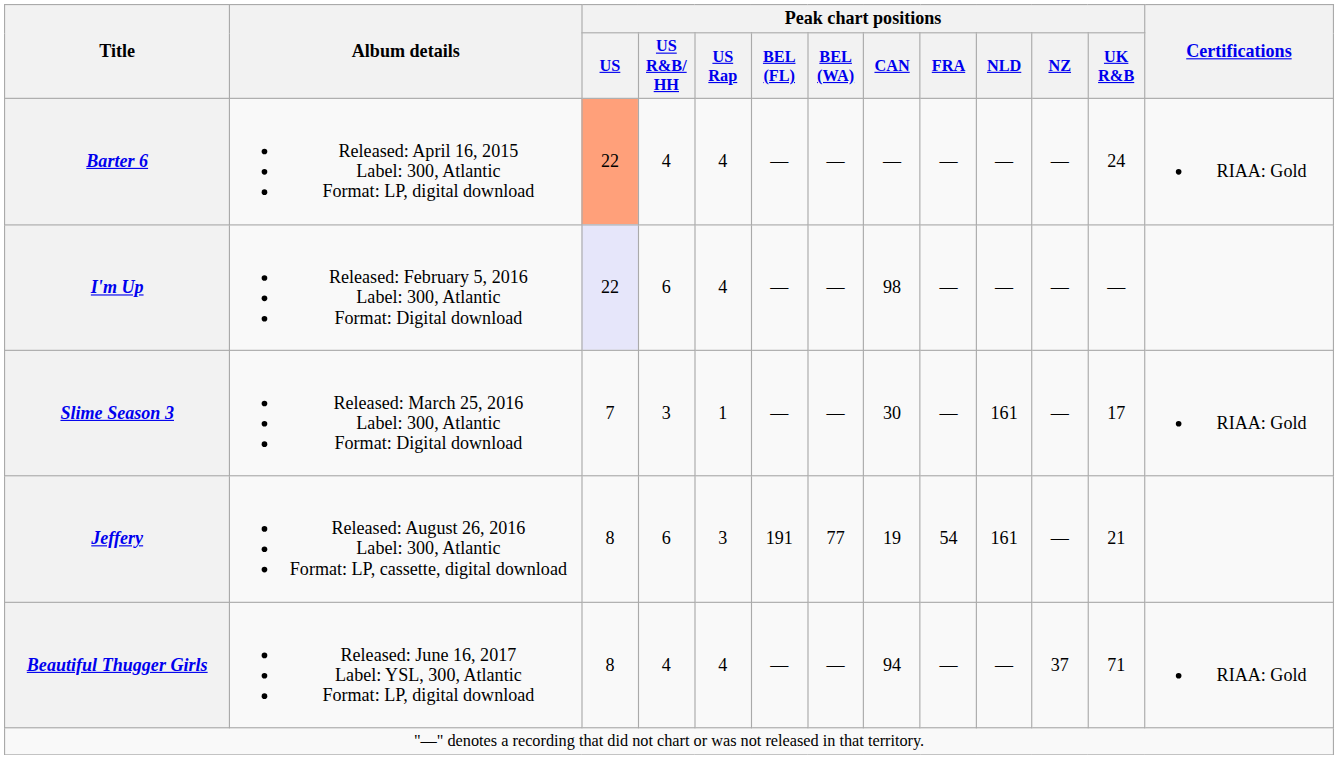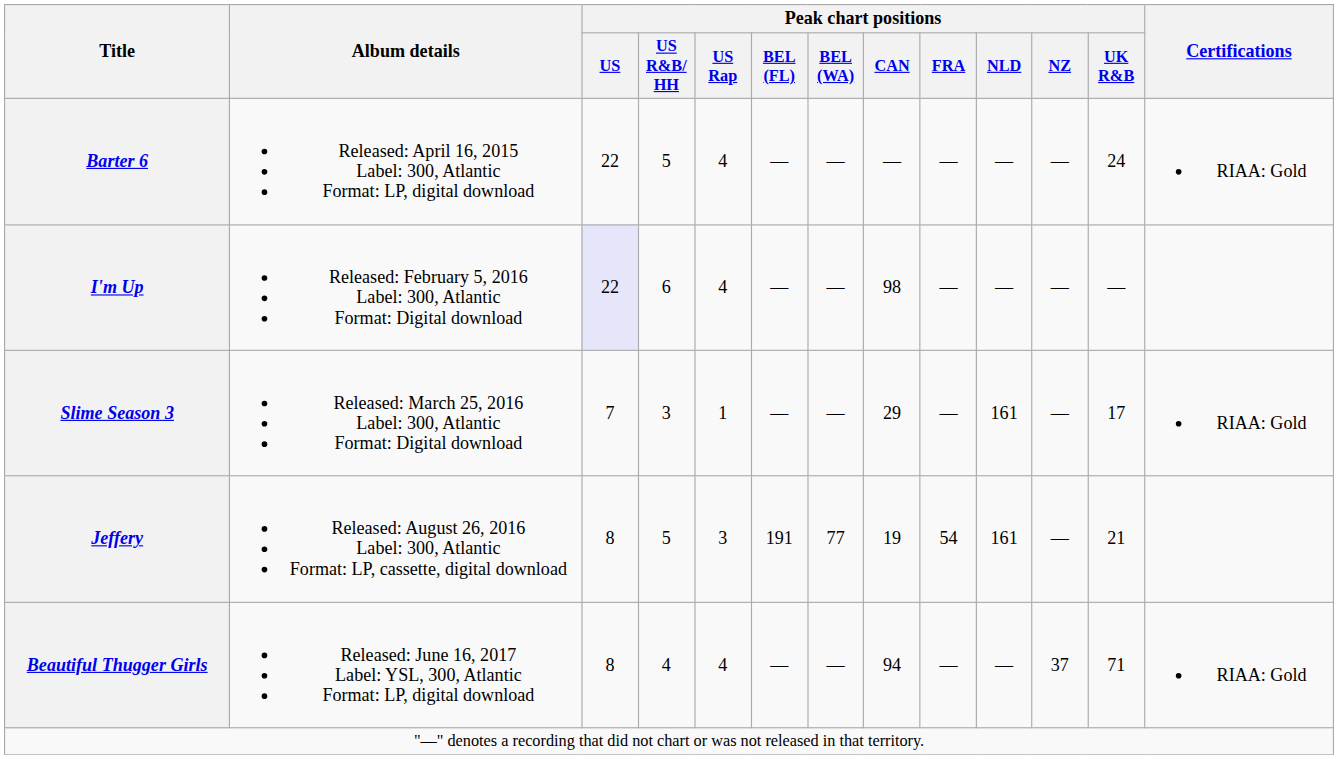(610, 161) lightsalmon background -> (610, 161) no background
(666, 161) 4 -> (666, 161) 5
(892, 413) 30 -> (892, 413) 29
(666, 538) 6 -> (666, 538) 5
